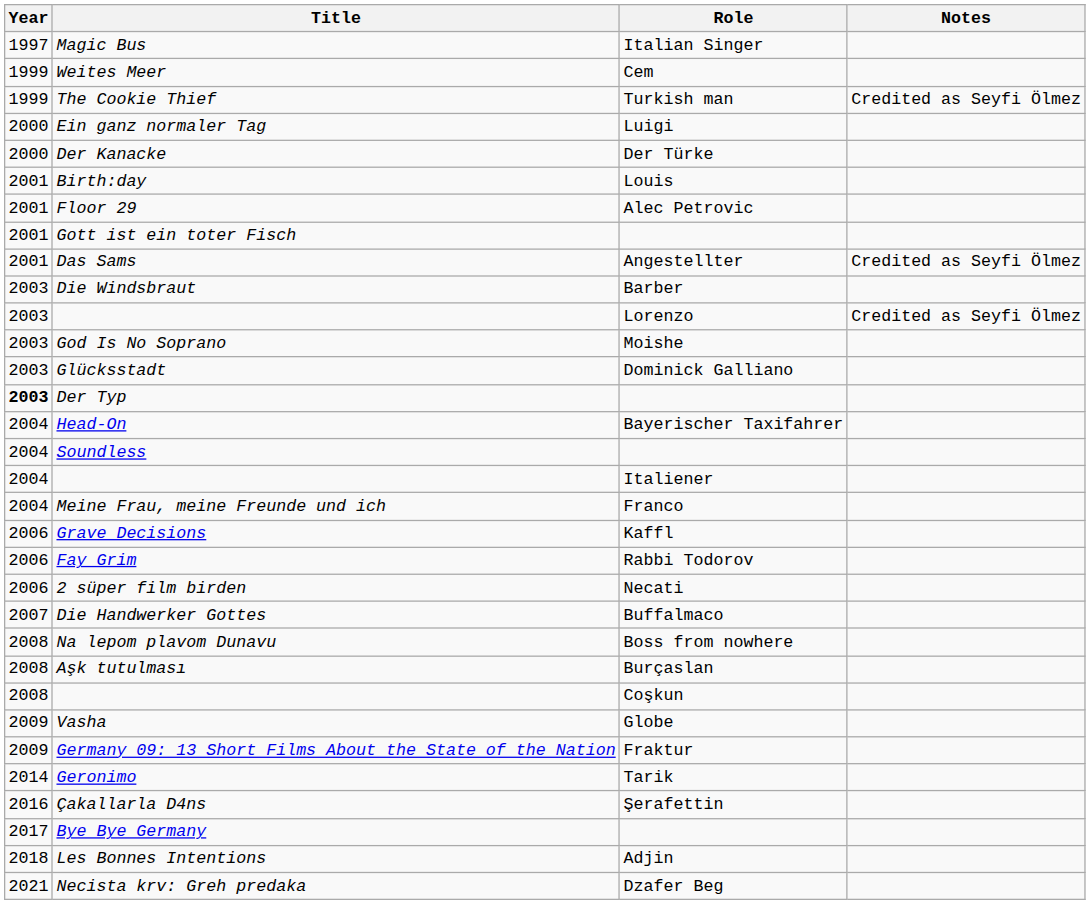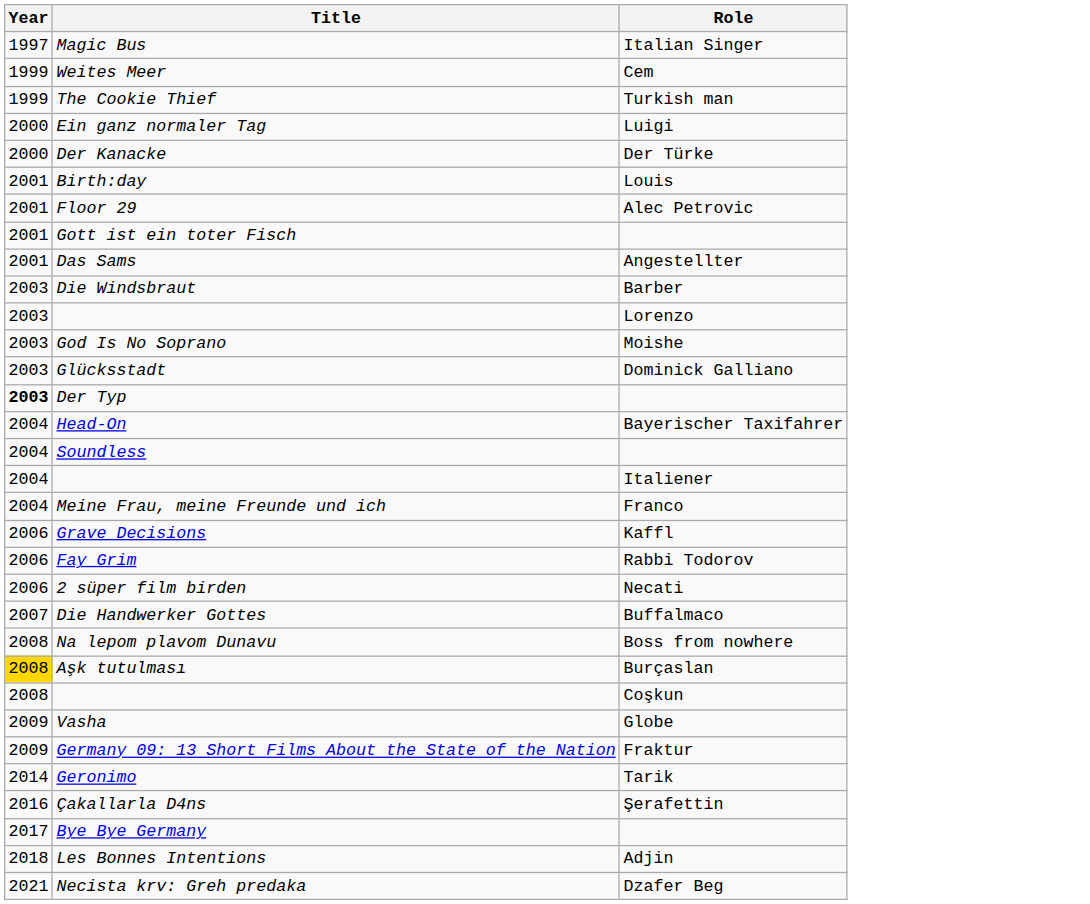- column: (966, 18)
(29, 669) no background -> (29, 669) gold background
